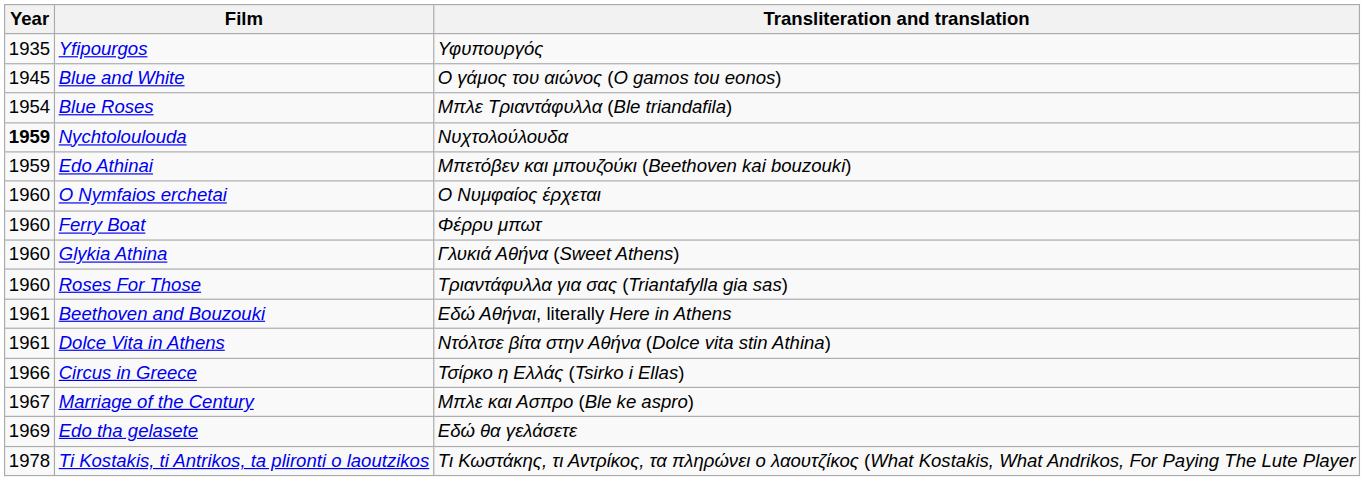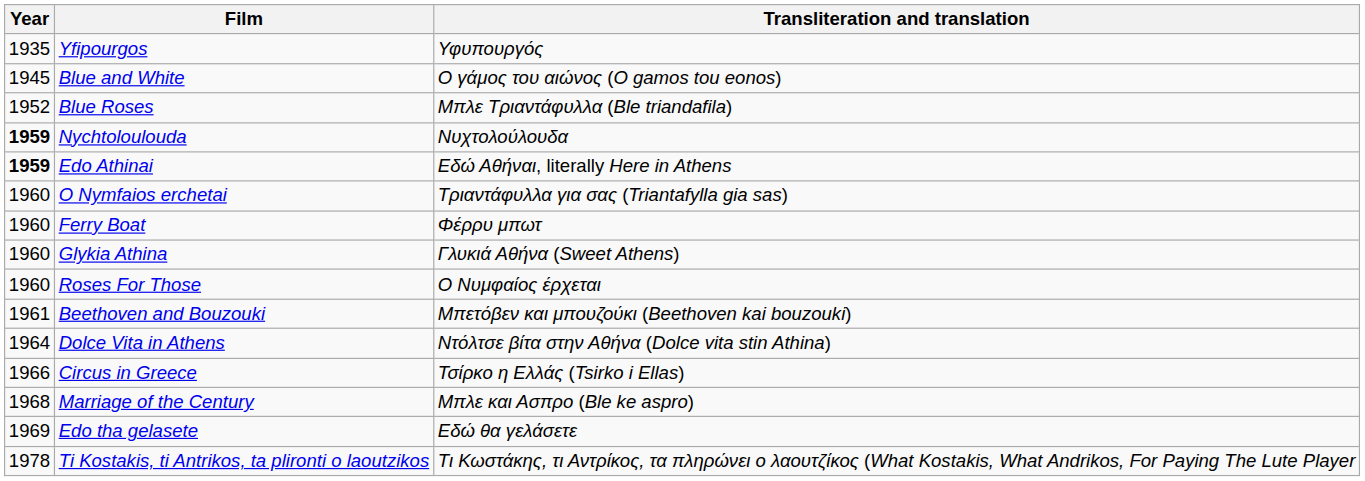(30, 107) 1954 -> (30, 107) 1952
(30, 166) normal -> (30, 166) bold
(645, 166) Μπετόβεν και μπουζούκι (Beethoven kai bouzouki) -> (585, 166) Εδώ Αθήναι, literally Here in Athens
(519, 195) Ο Νυμφαίος έρχεται -> (613, 195) Τριαντάφυλλα για σας (Triantafylla gia sas)
(613, 284) Τριαντάφυλλα για σας (Triantafylla gia sas) -> (519, 284) Ο Νυμφαίος έρχεται
(585, 313) Εδώ Αθήναι, literally Here in Athens -> (645, 313) Μπετόβεν και μπουζούκι (Beethoven kai bouzouki)
(30, 343) 1961 -> (30, 343) 1964
(30, 401) 1967 -> (30, 401) 1968
